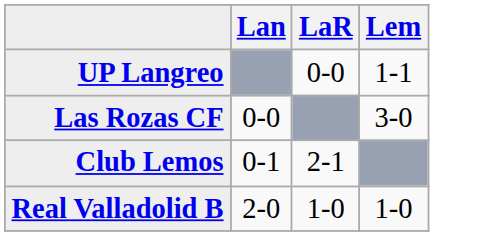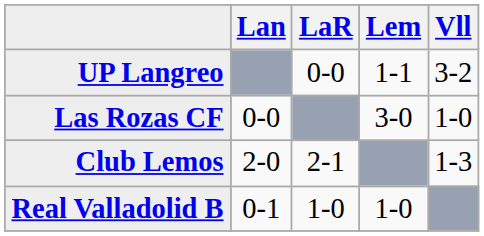+ column: (453, 27)
(261, 162) 0-1 -> (261, 162) 2-0
(261, 207) 2-0 -> (261, 207) 0-1
